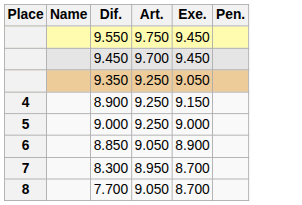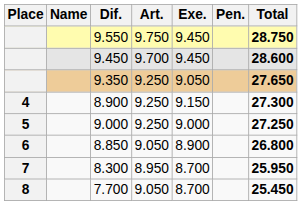+ column: (273, 15)
